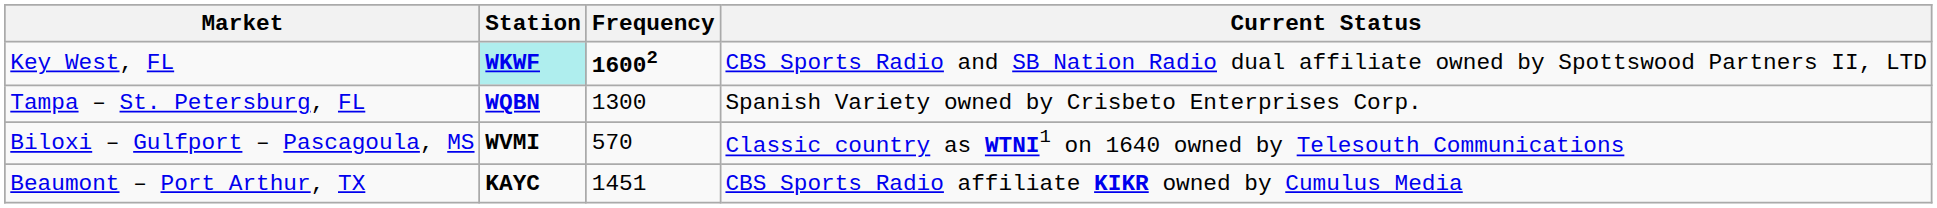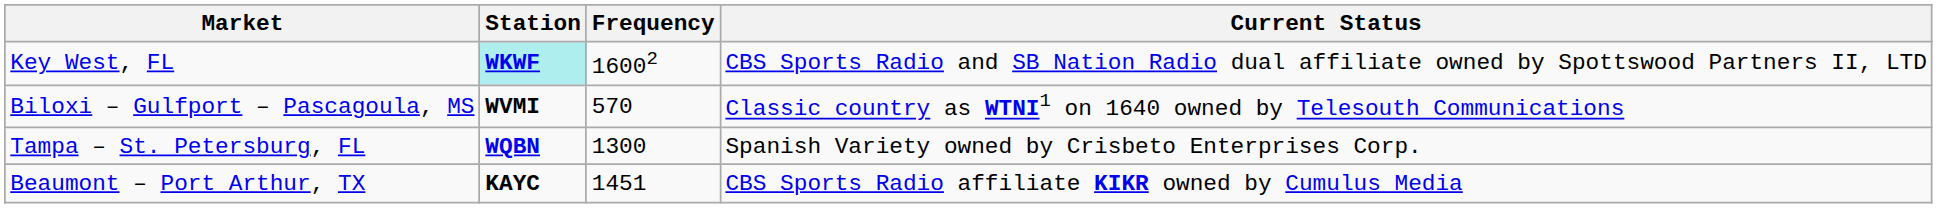(625, 63) bold -> (625, 63) normal
rows swapped: (188, 103) <-> (242, 143)
